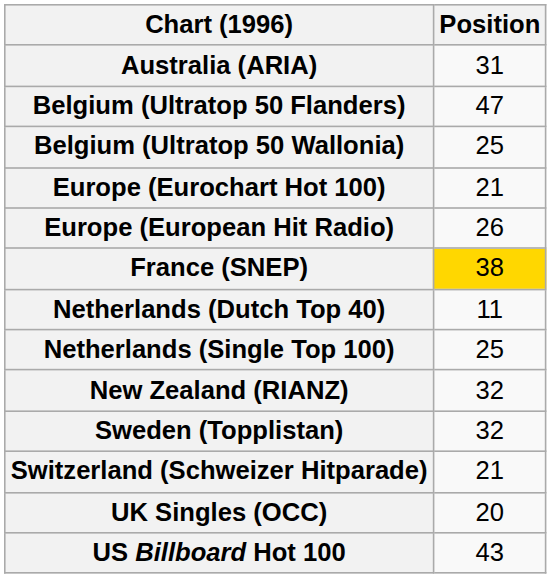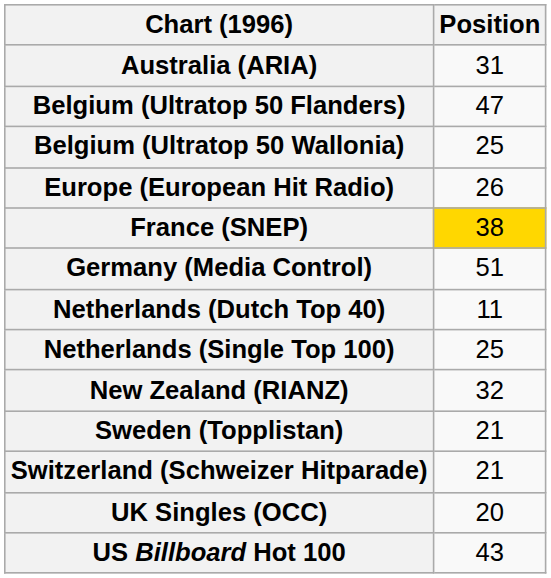- row: (219, 187)
+ row: (219, 268)
(490, 430) 32 -> (490, 430) 21
